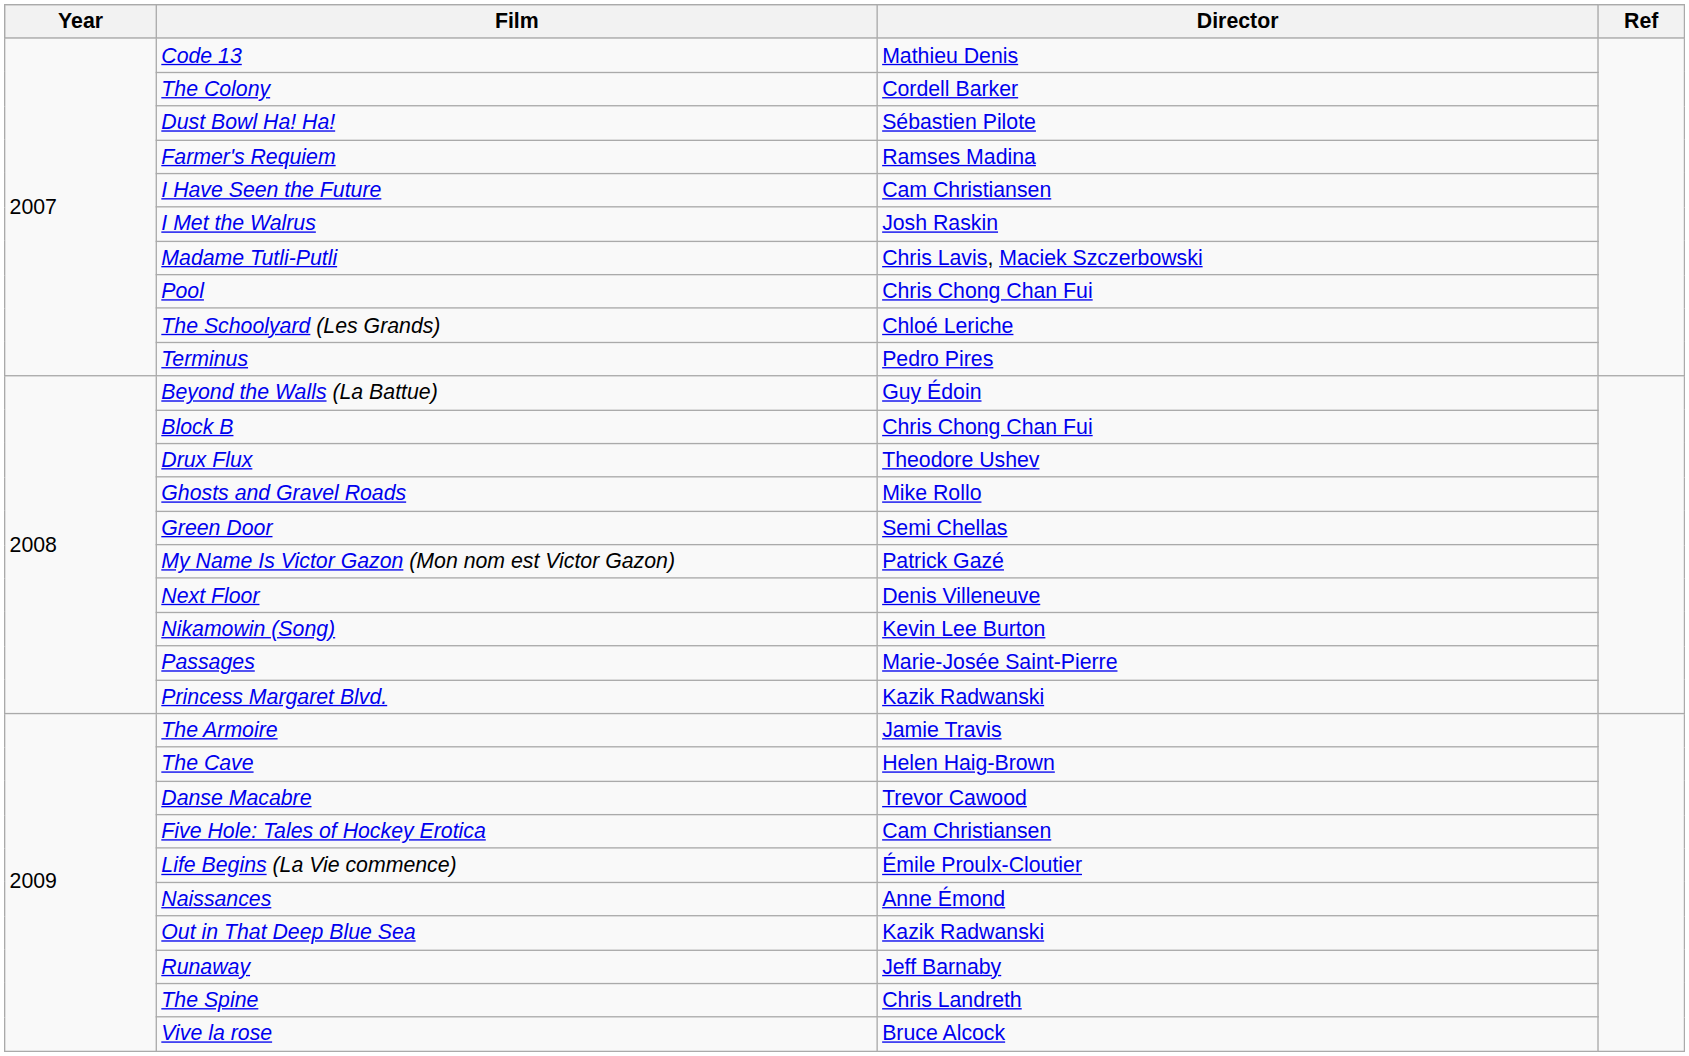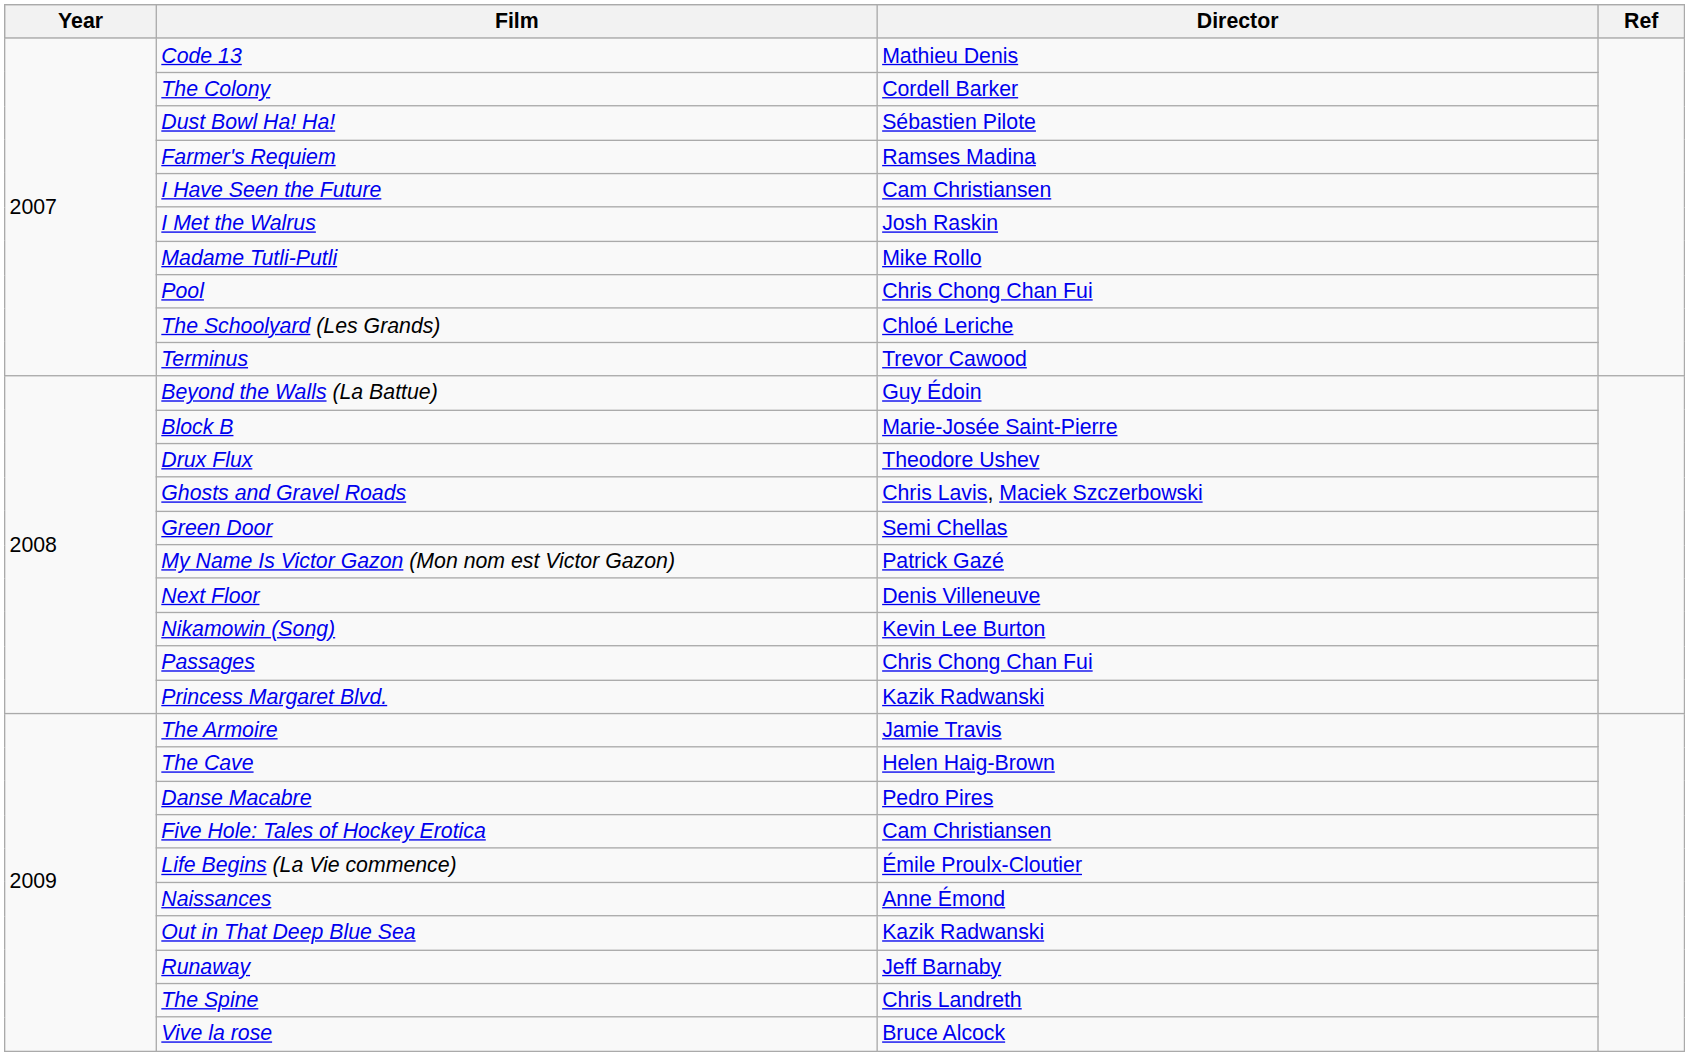(1042, 257) Chris Lavis, Maciek Szczerbowski -> (932, 257) Mike Rollo
(938, 358) Pedro Pires -> (954, 358) Trevor Cawood
(987, 426) Chris Chong Chan Fui -> (1000, 426) Marie-Josée Saint-Pierre
(932, 493) Mike Rollo -> (1042, 493) Chris Lavis, Maciek Szczerbowski
(1000, 662) Marie-Josée Saint-Pierre -> (987, 662) Chris Chong Chan Fui
(954, 797) Trevor Cawood -> (938, 797) Pedro Pires
